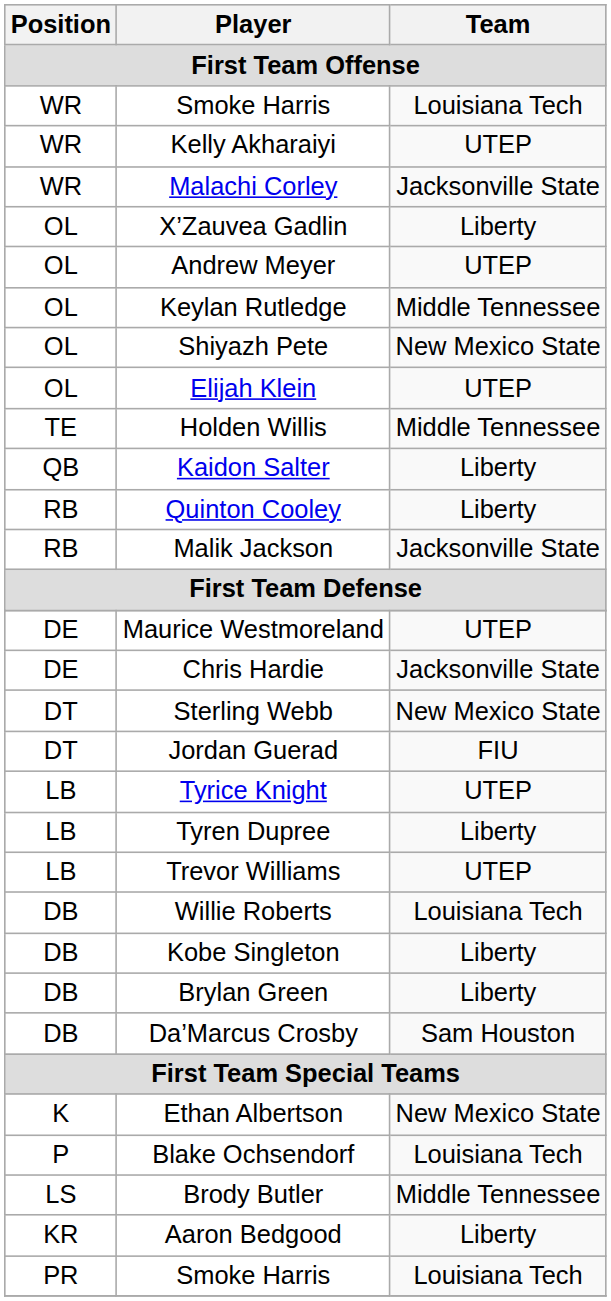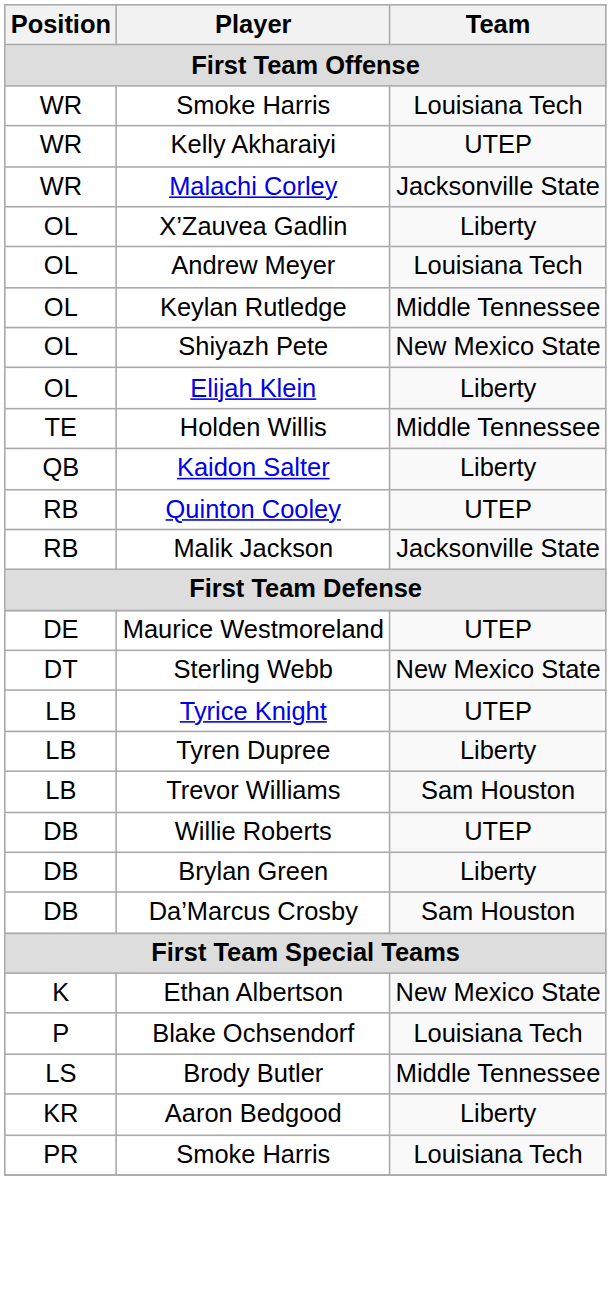(498, 266) UTEP -> (498, 266) Louisiana Tech
(498, 387) UTEP -> (498, 387) Liberty
(498, 508) Liberty -> (498, 508) UTEP
- row: (61, 670)
- row: (61, 750)
(498, 871) UTEP -> (498, 791) Sam Houston
(498, 912) Louisiana Tech -> (498, 831) UTEP
- row: (61, 952)
